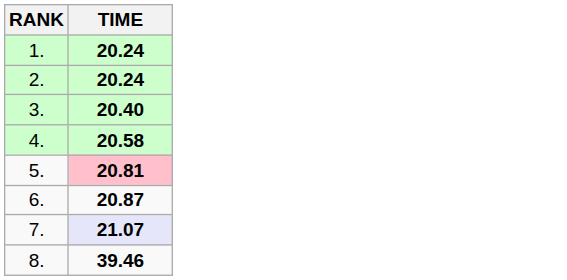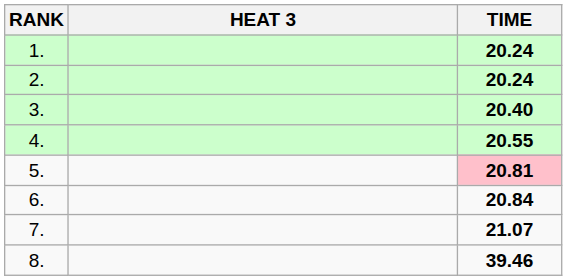+ column: (263, 20)
(120, 140) 20.58 -> (509, 140) 20.55
(120, 200) 20.87 -> (509, 200) 20.84
(120, 230) lavender background -> (509, 230) no background
